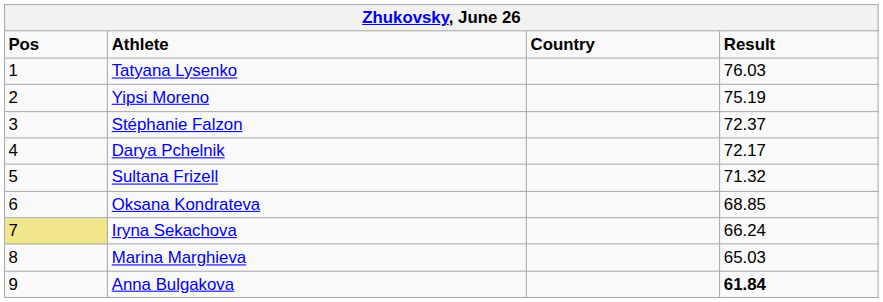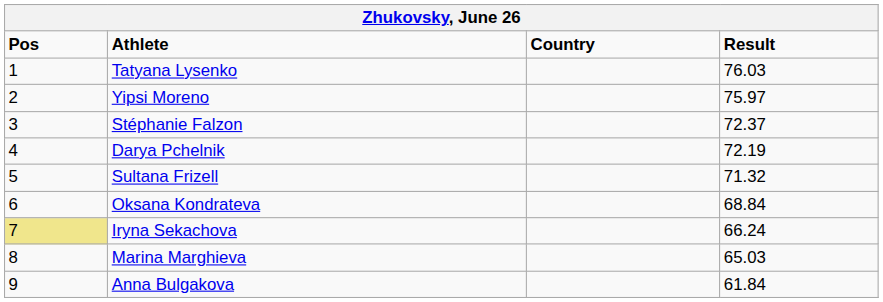(745, 97) 75.19 -> (745, 97) 75.97
(745, 151) 72.17 -> (745, 151) 72.19
(745, 204) 68.85 -> (745, 204) 68.84
(745, 284) bold -> (745, 284) normal
